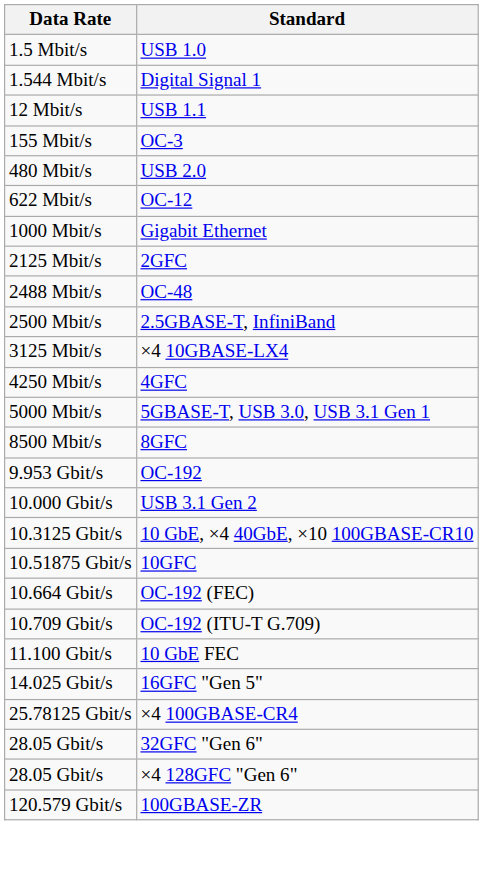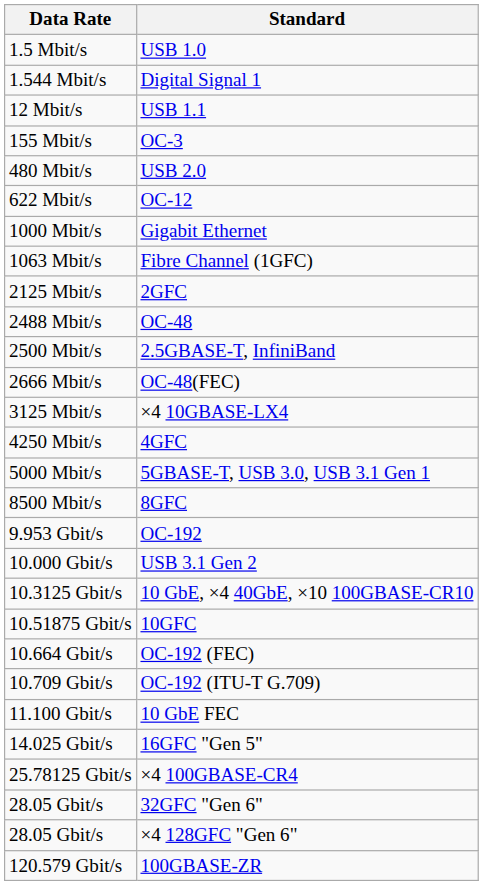+ row: (227, 261)
+ row: (190, 381)
